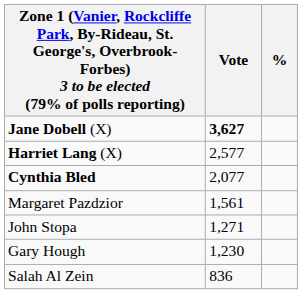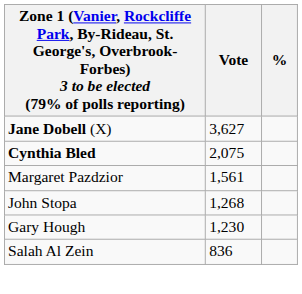(227, 128) bold -> (227, 128) normal
- row: (65, 153)
(227, 177) 2,077 -> (227, 153) 2,075
(227, 227) 1,271 -> (227, 202) 1,268
